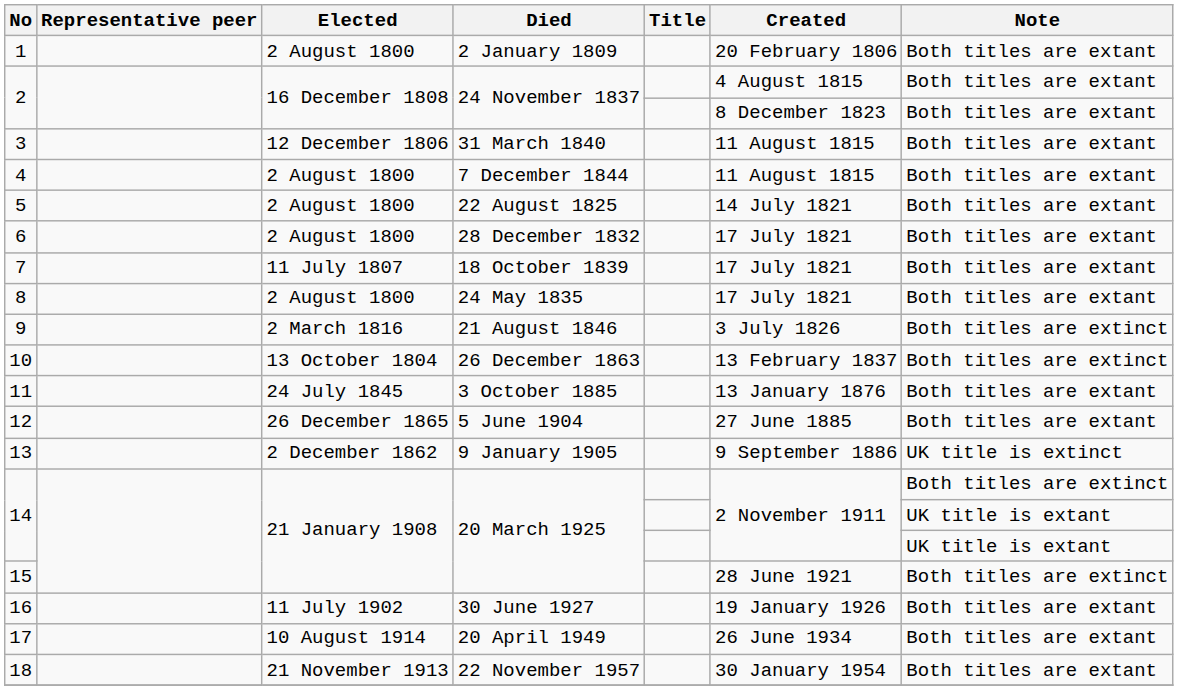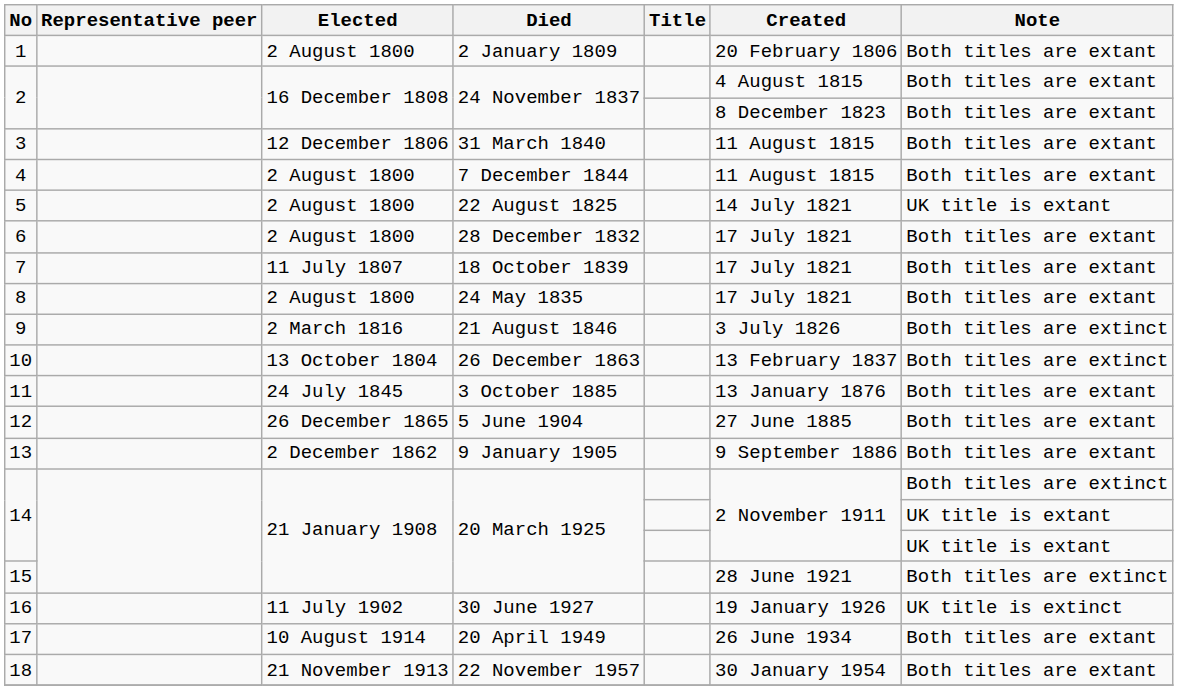(1032, 206) Both titles are extant -> (1009, 206) UK title is extant
(1015, 453) UK title is extinct -> (1032, 453) Both titles are extant
(1032, 608) Both titles are extant -> (1015, 608) UK title is extinct
